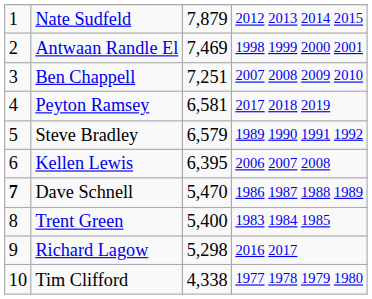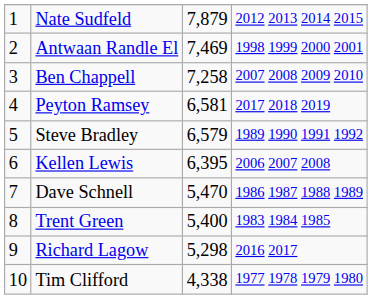(207, 76) 7,251 -> (207, 76) 7,258
(13, 192) bold -> (13, 192) normal
